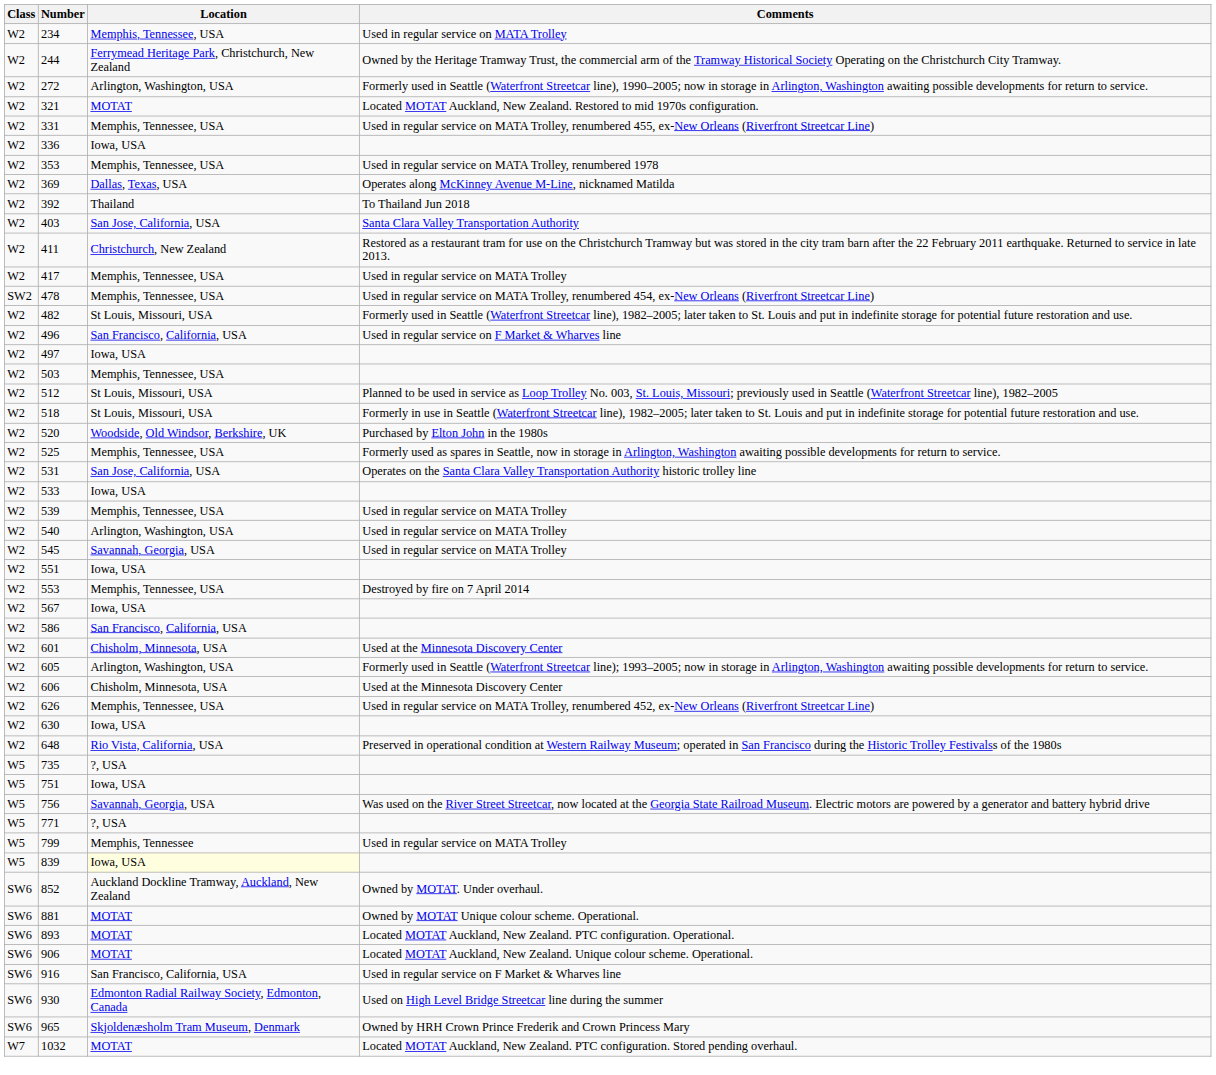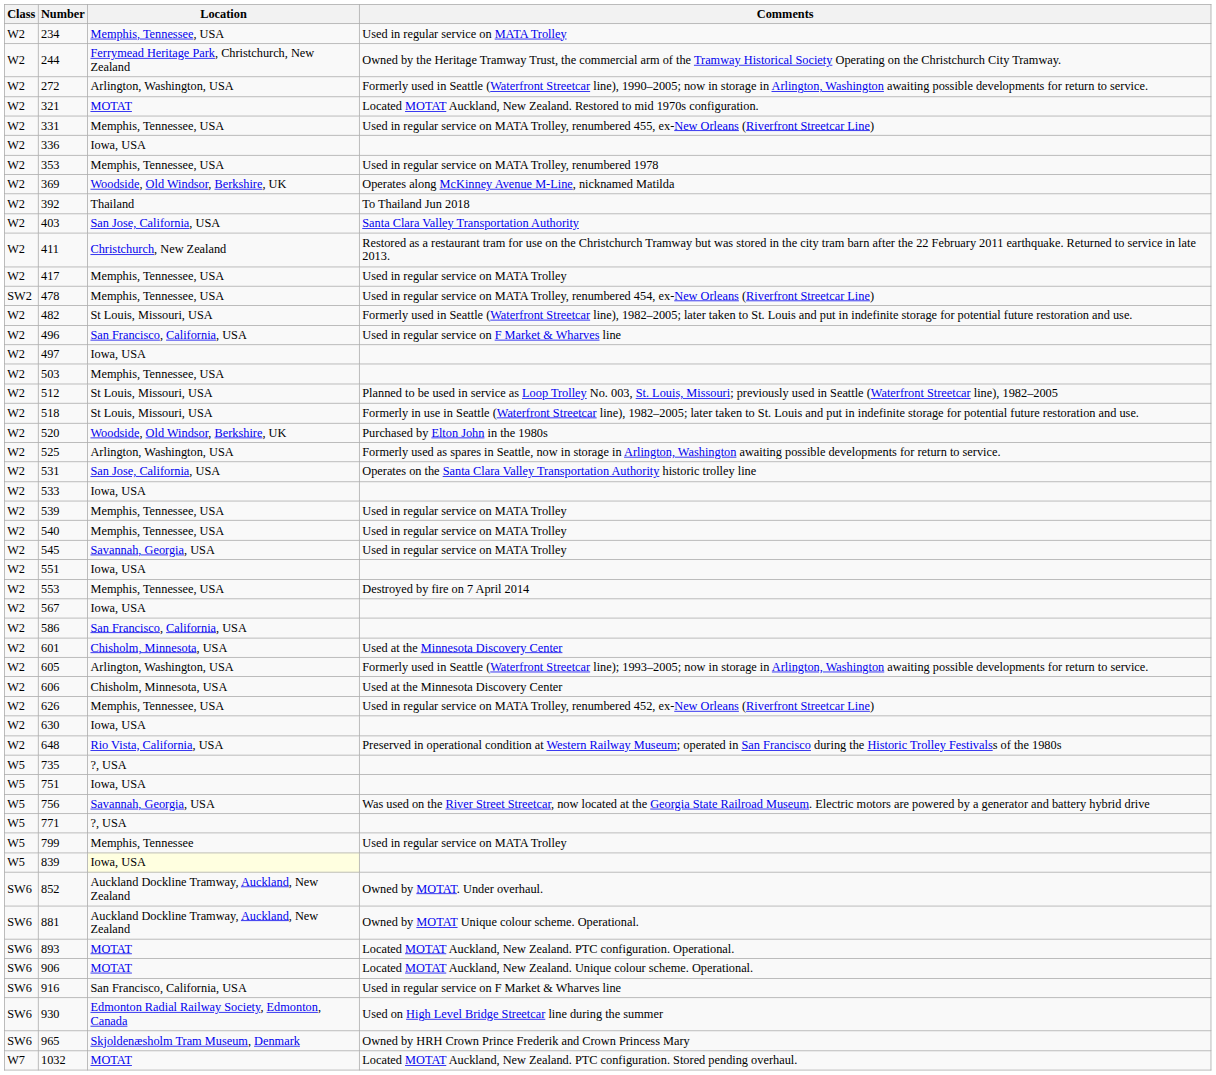(139, 184) Dallas, Texas, USA -> (188, 184) Woodside, Old Windsor, Berkshire, UK
(157, 452) Memphis, Tennessee, USA -> (162, 452) Arlington, Washington, USA
(162, 530) Arlington, Washington, USA -> (157, 530) Memphis, Tennessee, USA
(111, 915) MOTAT -> (204, 922) Auckland Dockline Tramway, Auckland, New Zealand
